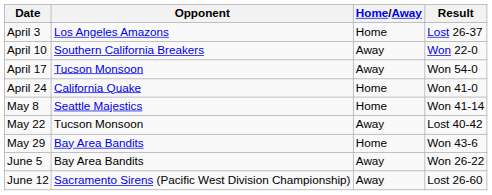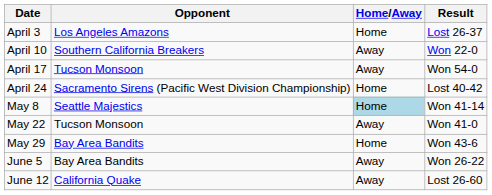(98, 87) California Quake -> (202, 87) Sacramento Sirens (Pacific West Division Championship)
(452, 87) Won 41-0 -> (455, 87) Lost 40-42
(371, 106) no background -> (371, 106) lightblue background
(455, 124) Lost 40-42 -> (452, 124) Won 41-0
(202, 180) Sacramento Sirens (Pacific West Division Championship) -> (98, 180) California Quake
